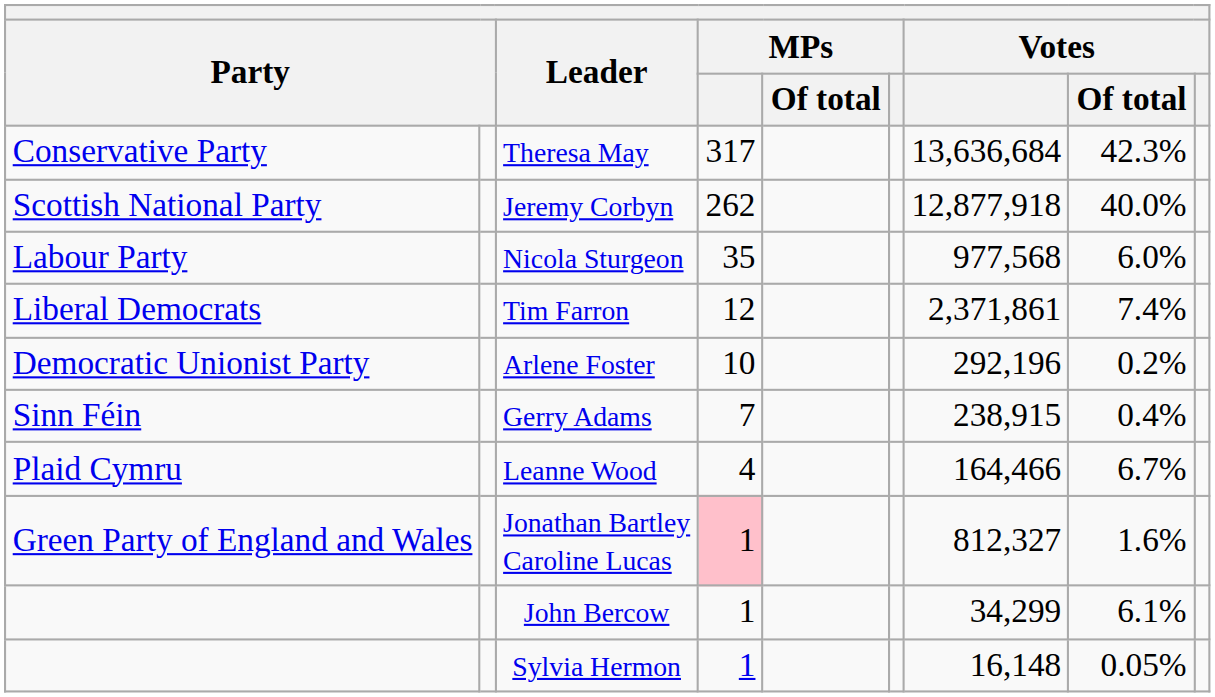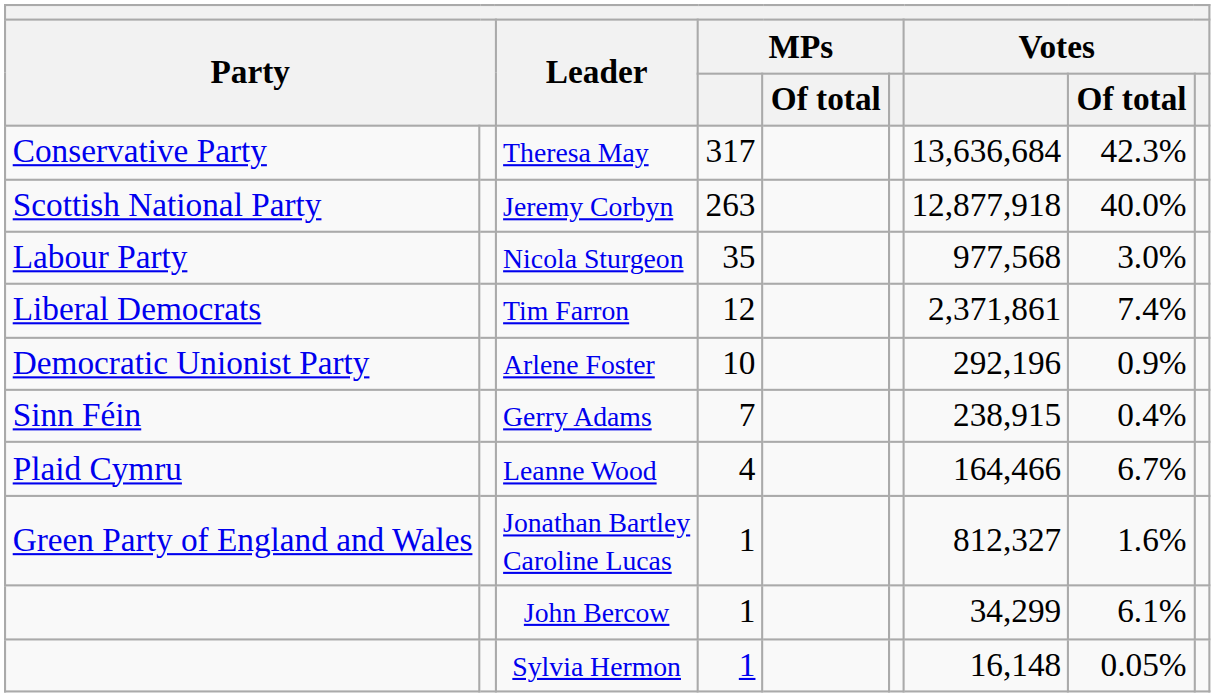(731, 204) 262 -> (731, 204) 263
(1152, 257) 6.0% -> (1152, 257) 3.0%
(1152, 362) 0.2% -> (1152, 362) 0.9%
(747, 539) pink background -> (747, 539) no background
